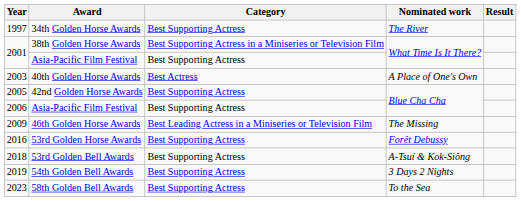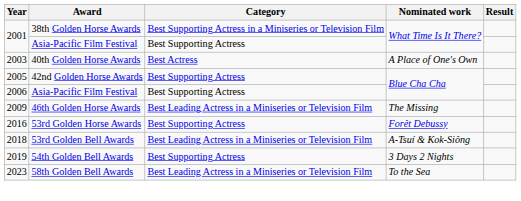- row: (17, 28)
(196, 156) Best Supporting Actress -> (260, 140) Best Leading Actress in a Miniseries or Television Film
(196, 188) Best Supporting Actress -> (260, 172) Best Leading Actress in a Miniseries or Television Film
